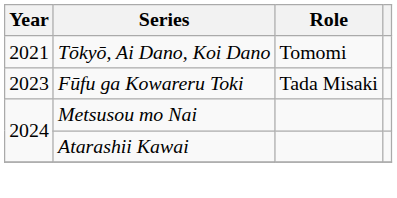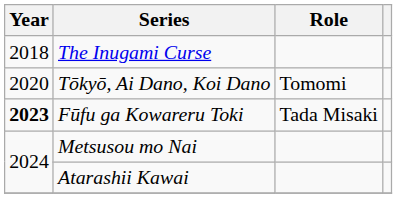+ row: (135, 51)
(29, 51) 2021 -> (29, 83) 2020
(29, 83) normal -> (29, 114) bold
